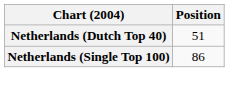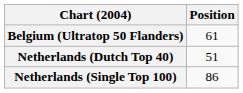+ row: (95, 35)
